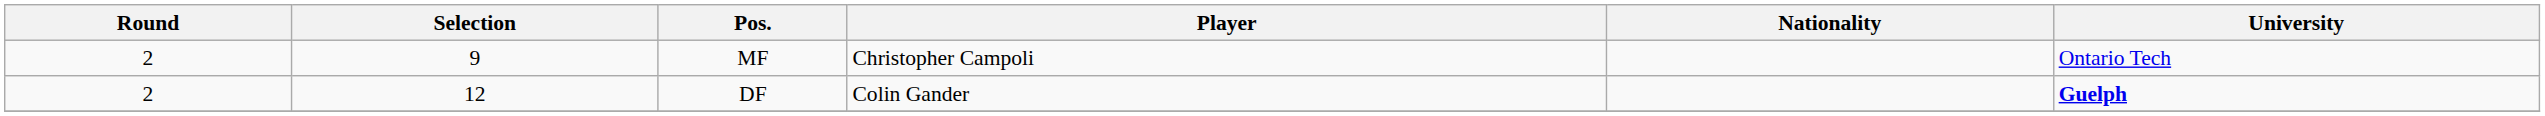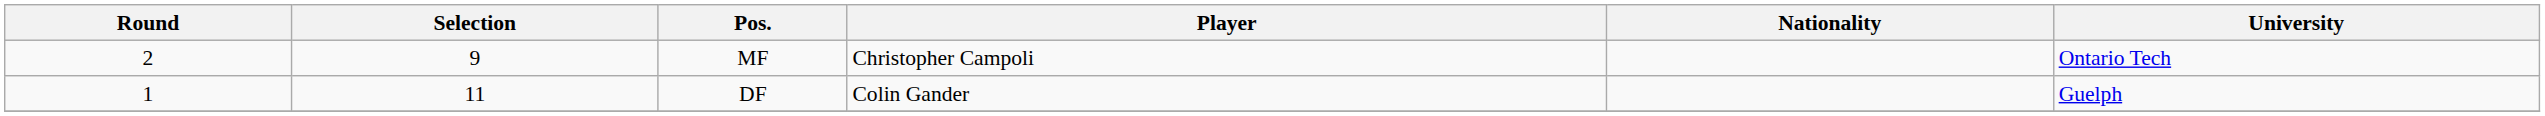(148, 93) 2 -> (148, 93) 1
(475, 93) 12 -> (475, 93) 11
(2093, 93) bold -> (2090, 93) normal
